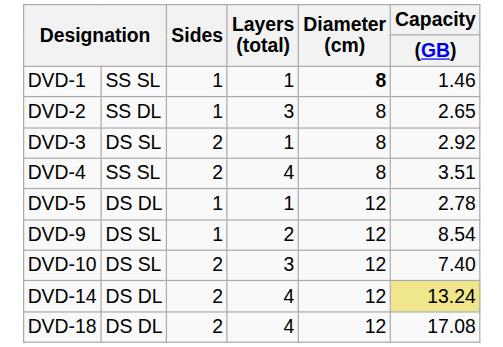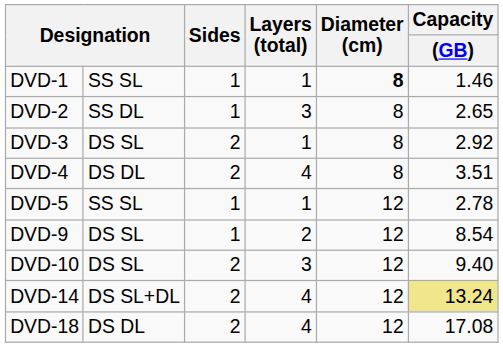(133, 173) SS SL -> (116, 173) DS DL
(134, 204) DS DL -> (115, 204) SS SL
(457, 265) 7.40 -> (474, 265) 9.40
(134, 296) DS DL -> (134, 296) DS SL+DL
